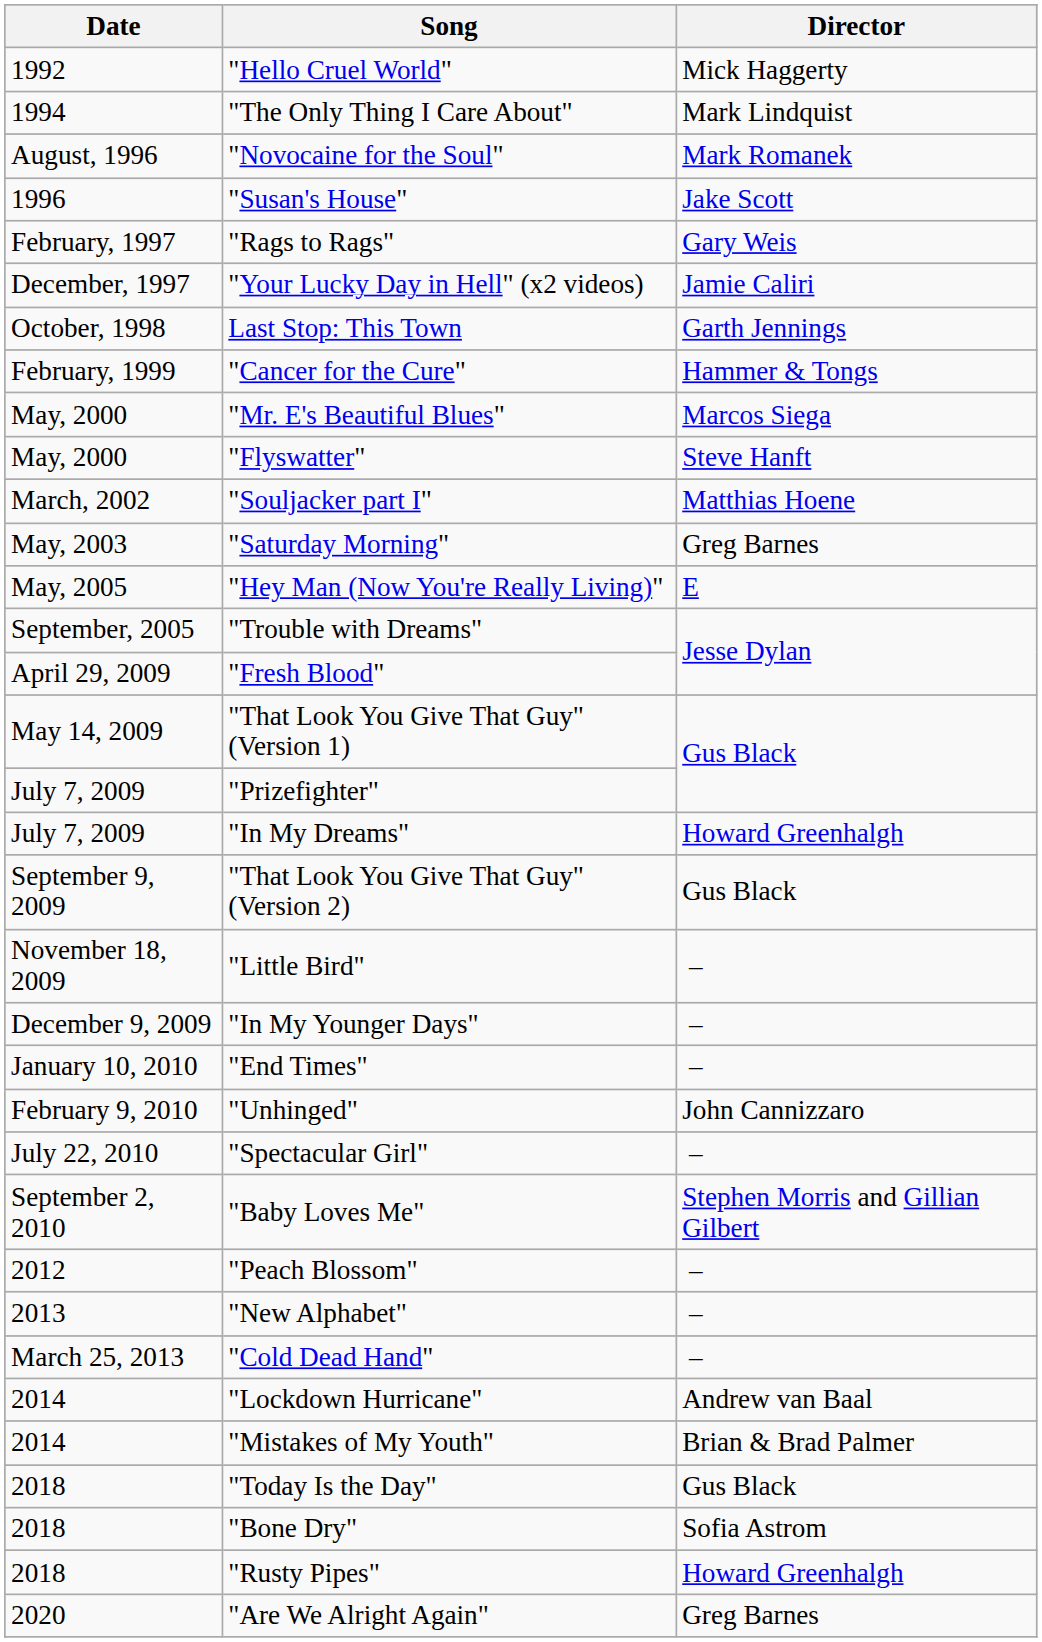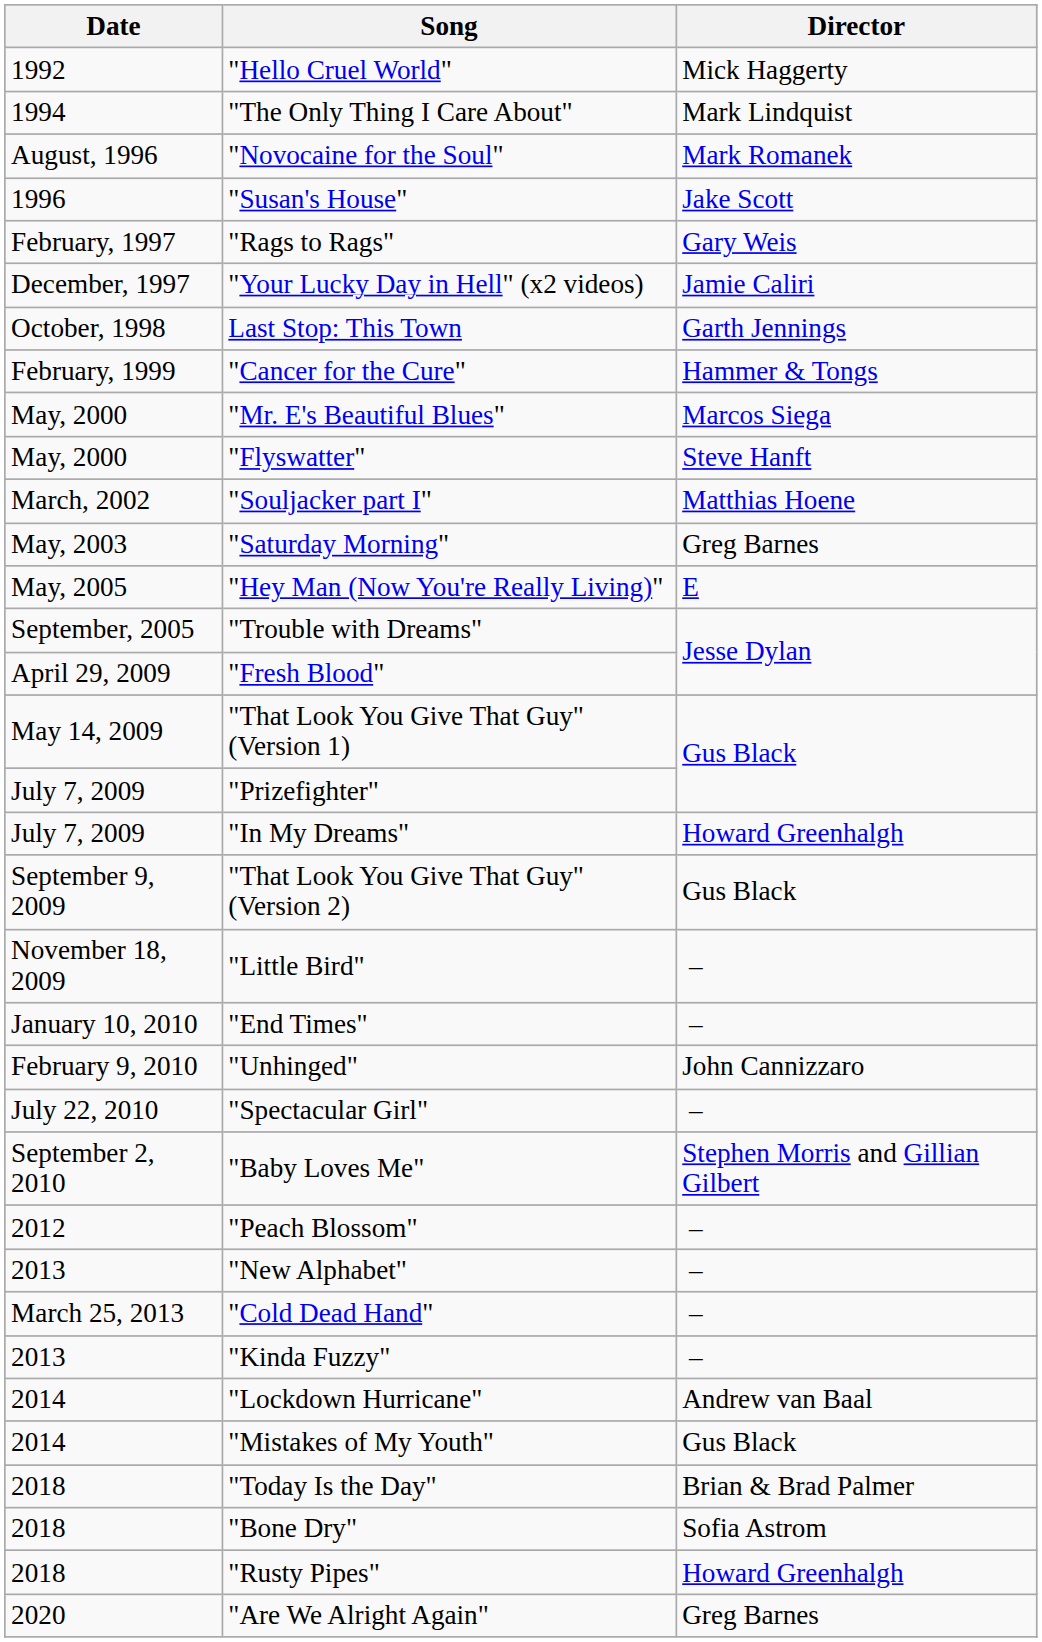- row: (354, 1023)
+ row: (309, 1356)
(798, 1442) Brian & Brad Palmer -> (739, 1442) Gus Black
(739, 1485) Gus Black -> (798, 1485) Brian & Brad Palmer
